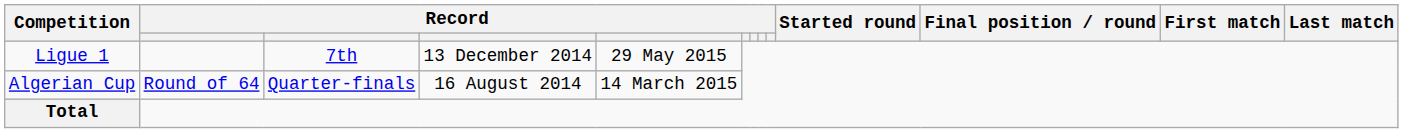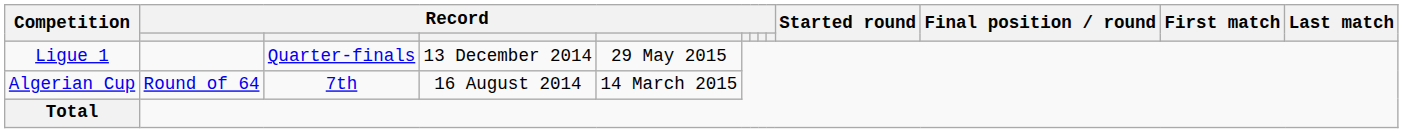(342, 56) 7th -> (342, 56) Quarter-finals
(342, 85) Quarter-finals -> (342, 85) 7th
